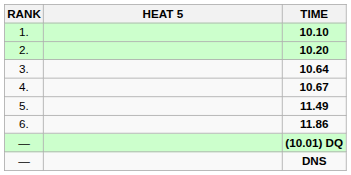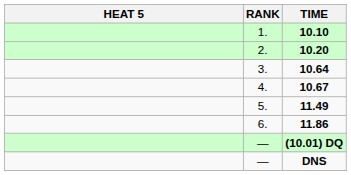columns swapped: (24, 14) <-> (163, 14)
